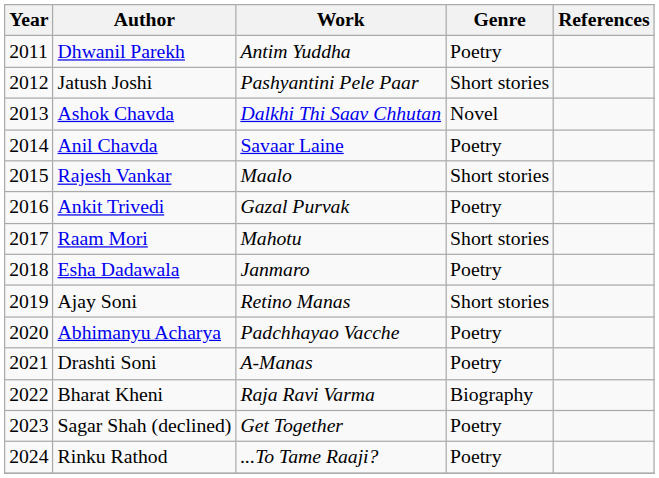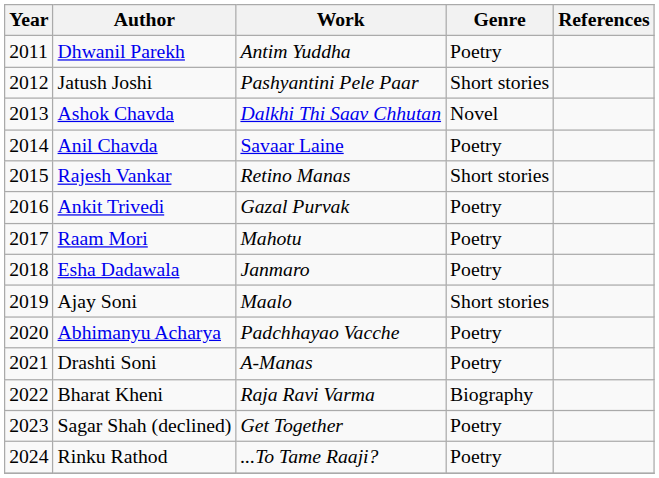(266, 176) Maalo -> (295, 176) Retino Manas
(500, 238) Short stories -> (476, 238) Poetry
(295, 301) Retino Manas -> (266, 301) Maalo
